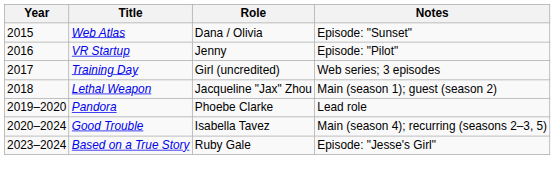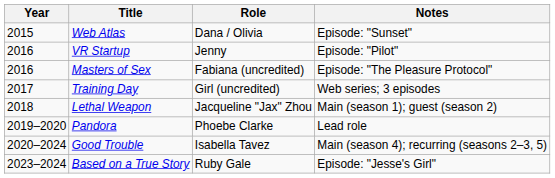+ row: (111, 70)
